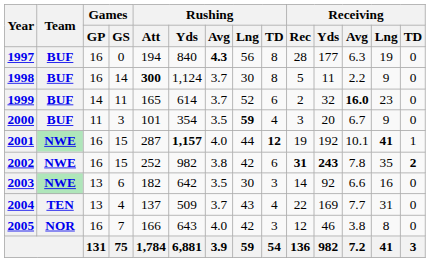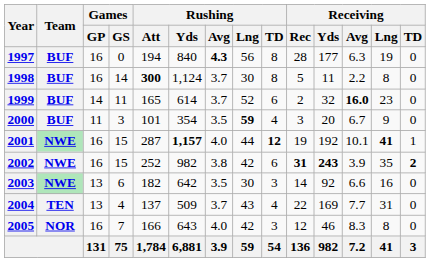(386, 78) 9 -> (386, 78) 8
(357, 162) 7.8 -> (357, 162) 3.9
(357, 225) 3.8 -> (357, 225) 8.3
